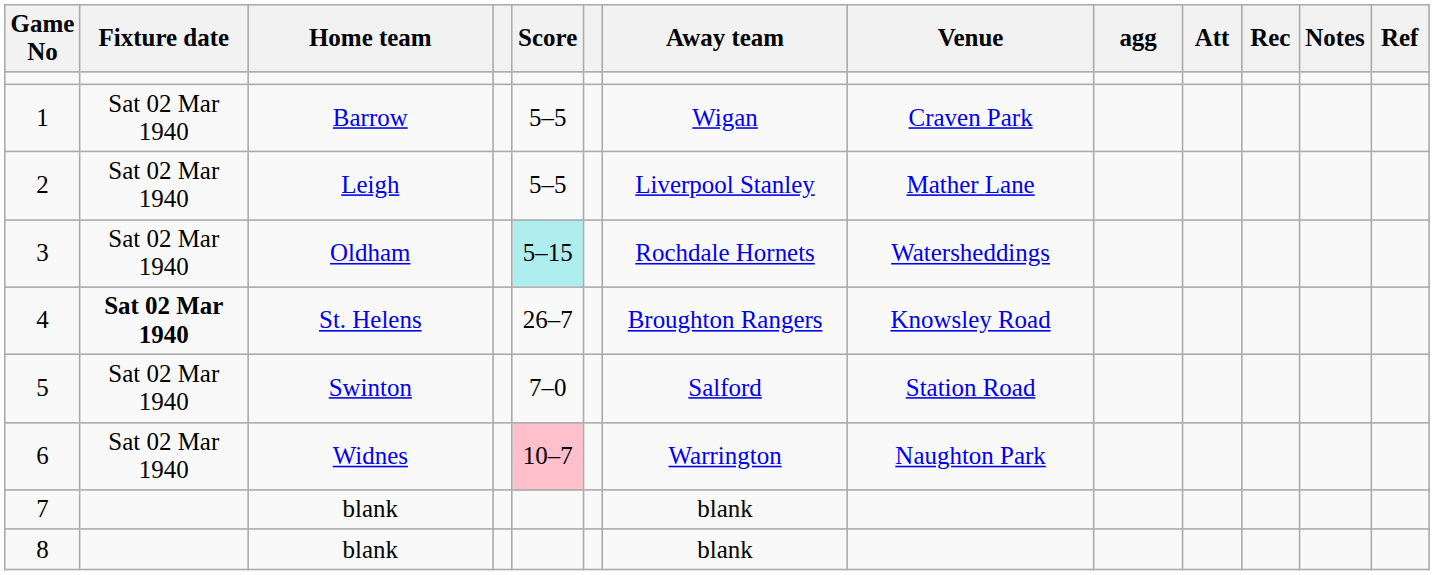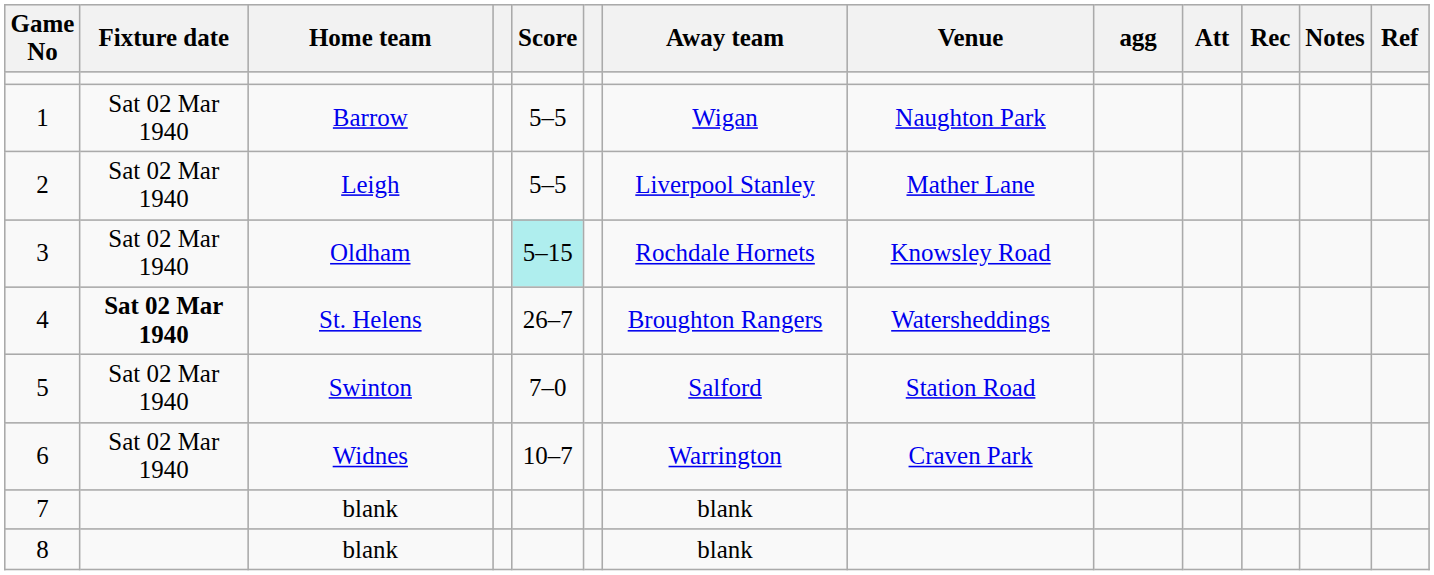(971, 117) Craven Park -> (971, 117) Naughton Park
(971, 252) Watersheddings -> (971, 252) Knowsley Road
(971, 320) Knowsley Road -> (971, 320) Watersheddings
(548, 455) pink background -> (548, 455) no background
(971, 455) Naughton Park -> (971, 455) Craven Park
